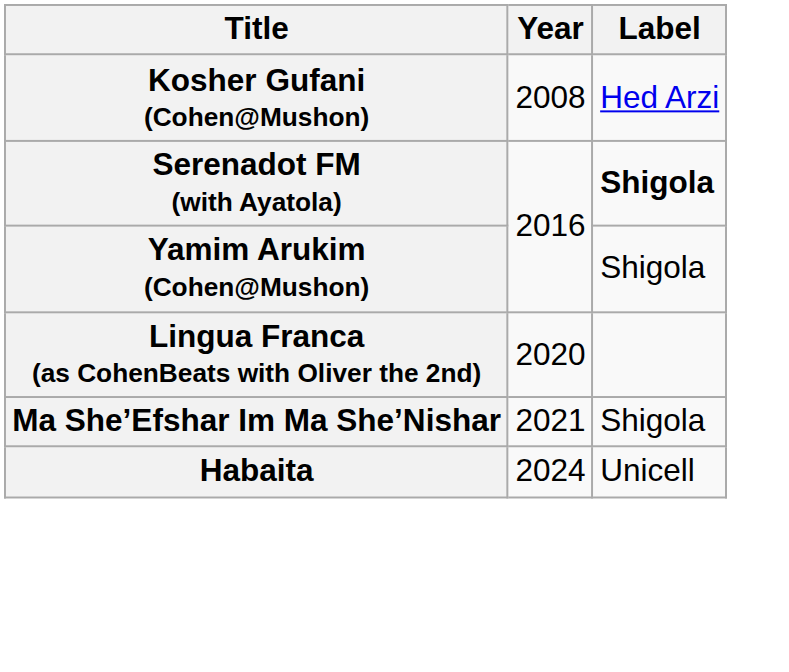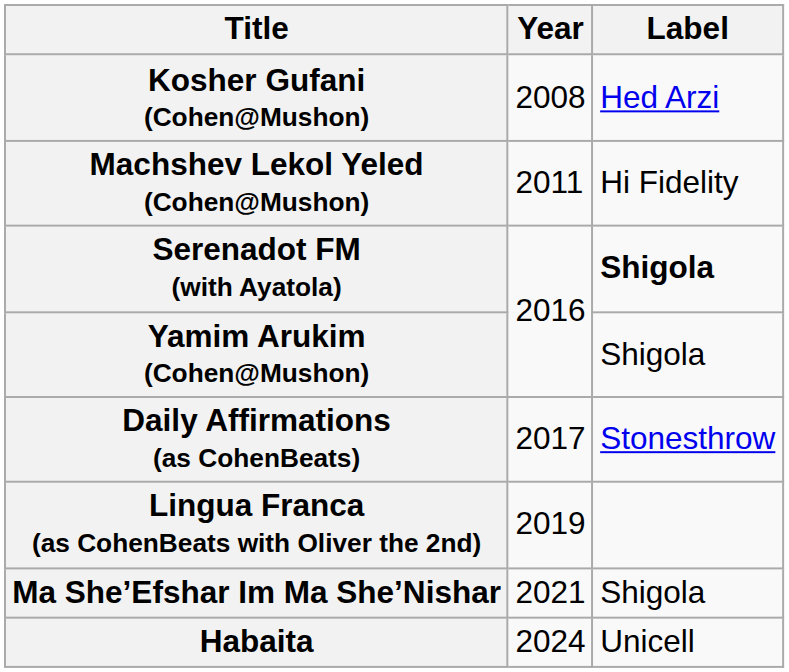+ row: (257, 182)
+ row: (257, 439)
(551, 353) 2020 -> (551, 524) 2019
